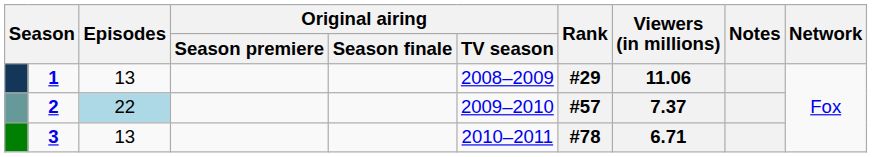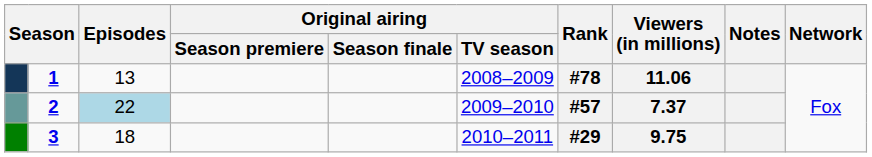(585, 78) #29 -> (585, 78) #78
(125, 136) 13 -> (125, 136) 18
(585, 136) #78 -> (585, 136) #29
(668, 136) 6.71 -> (668, 136) 9.75
